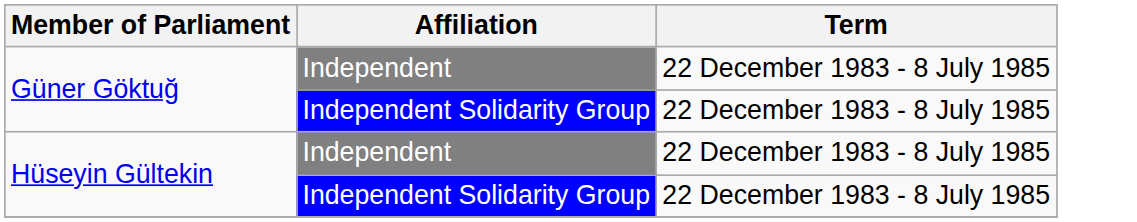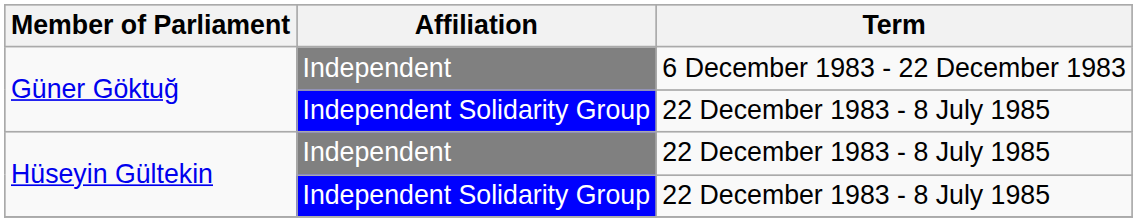(856, 68) 22 December 1983 - 8 July 1985 -> (894, 68) 6 December 1983 - 22 December 1983
